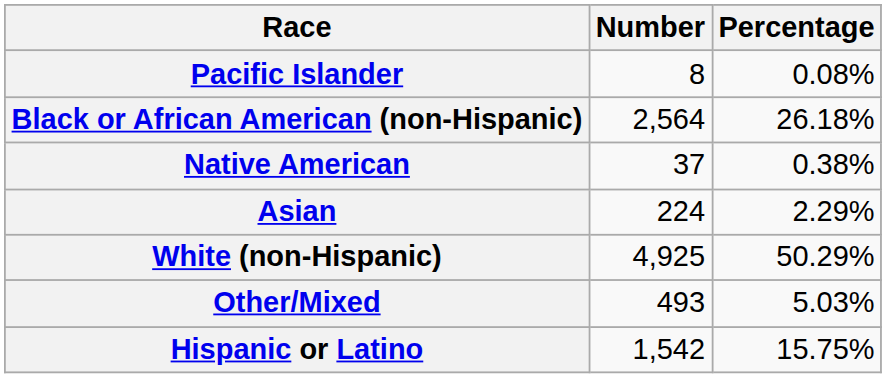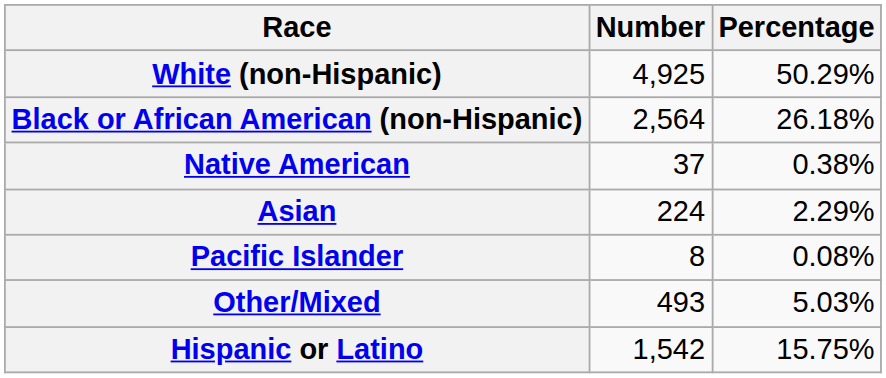rows swapped: (297, 257) <-> (297, 73)
